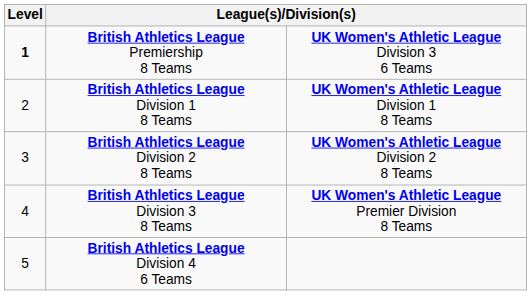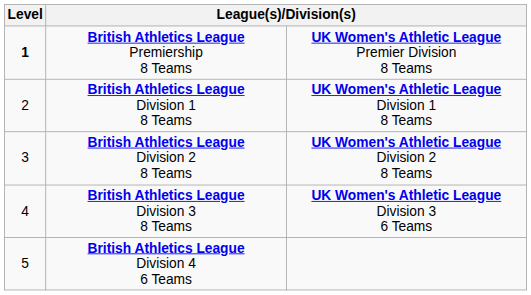(406, 52) UK Women's Athletic League Division 3 6 Teams -> (406, 52) UK Women's Athletic League Premier Division 8 Teams
(406, 211) UK Women's Athletic League Premier Division 8 Teams -> (406, 211) UK Women's Athletic League Division 3 6 Teams
